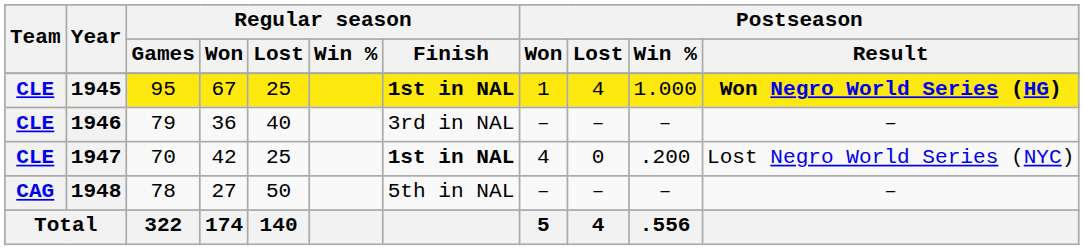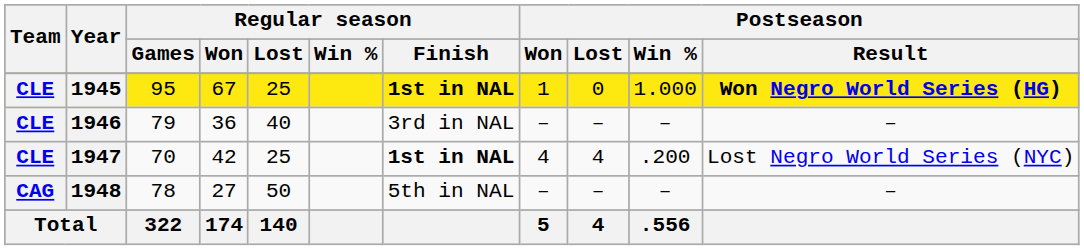(598, 90) 4 -> (598, 90) 0
(598, 159) 0 -> (598, 159) 4
